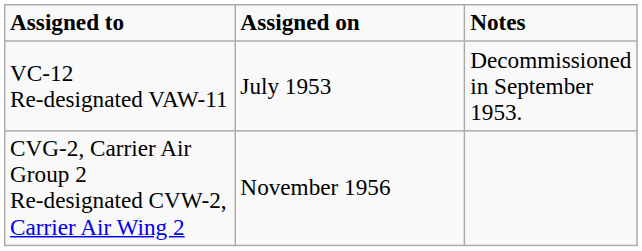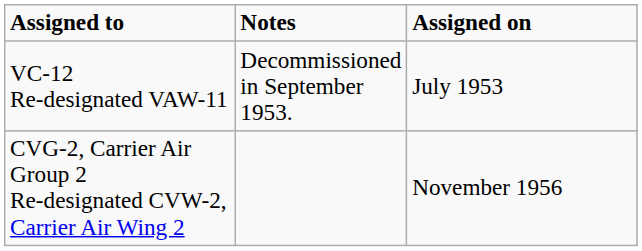columns swapped: (300, 22) <-> (498, 22)
